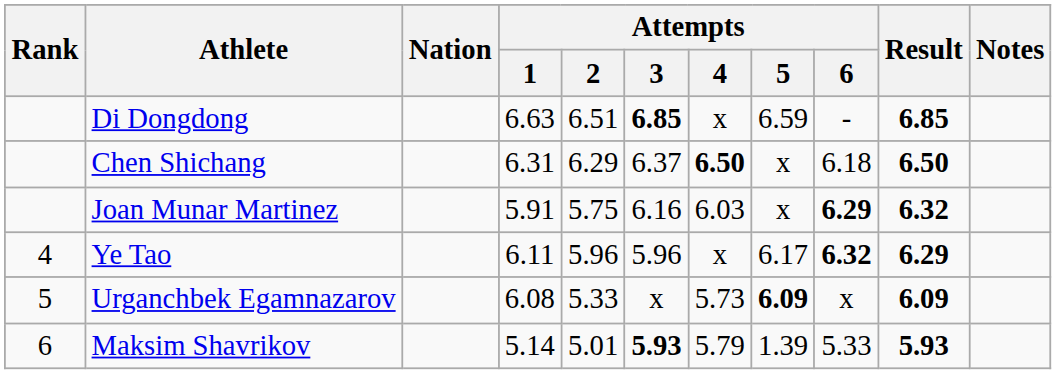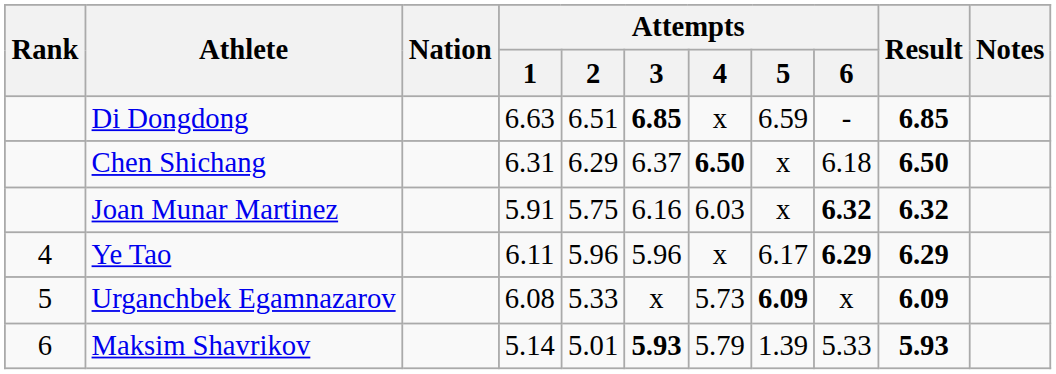(846, 208) 6.29 -> (846, 208) 6.32
(846, 254) 6.32 -> (846, 254) 6.29
